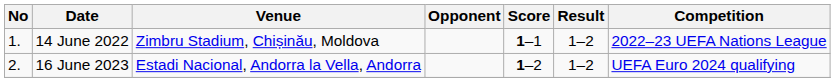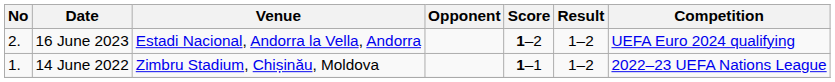rows swapped: (82, 41) <-> (82, 65)
